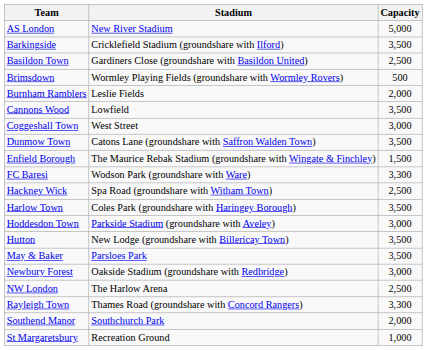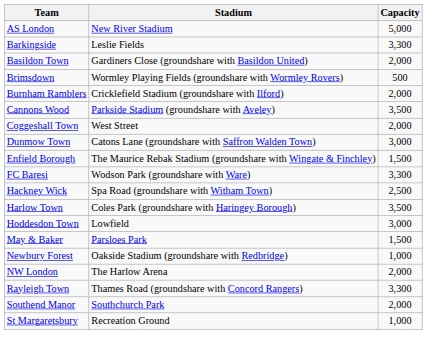(187, 45) Cricklefield Stadium (groundshare with Ilford) -> (118, 45) Leslie Fields
(400, 45) 3,500 -> (400, 45) 3,300
(400, 61) 2,500 -> (400, 61) 2,000
(118, 93) Leslie Fields -> (187, 93) Cricklefield Stadium (groundshare with Ilford)
(110, 110) Lowfield -> (183, 110) Parkside Stadium (groundshare with Aveley)
(400, 126) 3,000 -> (400, 126) 2,000
(400, 142) 3,500 -> (400, 142) 3,000
(183, 223) Parkside Stadium (groundshare with Aveley) -> (110, 223) Lowfield
- row: (21, 239)
(400, 256) 3,500 -> (400, 239) 1,500
(400, 272) 3,000 -> (400, 256) 1,000
(400, 288) 2,500 -> (400, 272) 2,000
